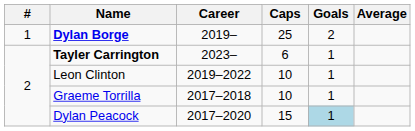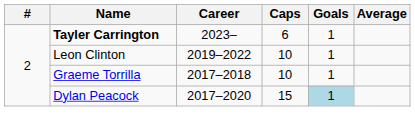- row: (91, 34)
